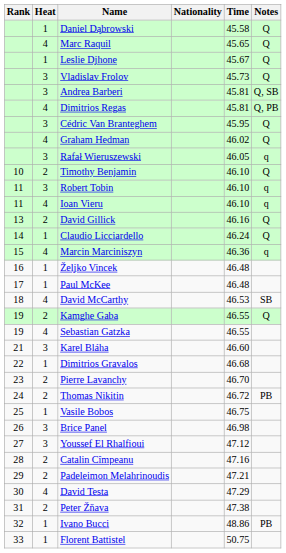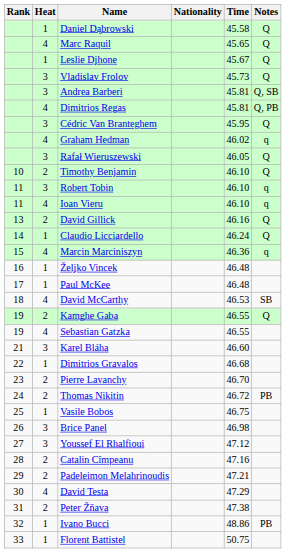(266, 140) Q -> (266, 140) q
(266, 156) q -> (266, 156) Q
